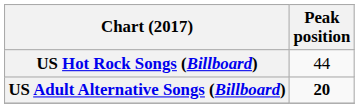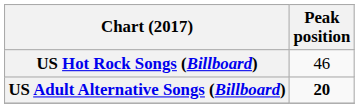(322, 63) 44 -> (322, 63) 46
